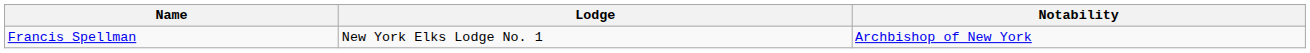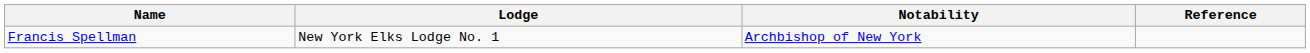+ column: (1221, 15)
